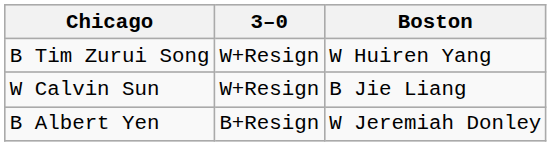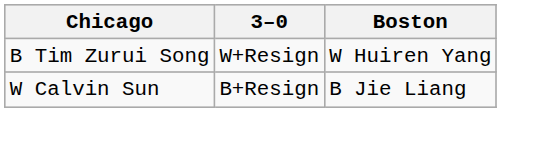(269, 90) W+Resign -> (269, 90) B+Resign
- row: (85, 123)
